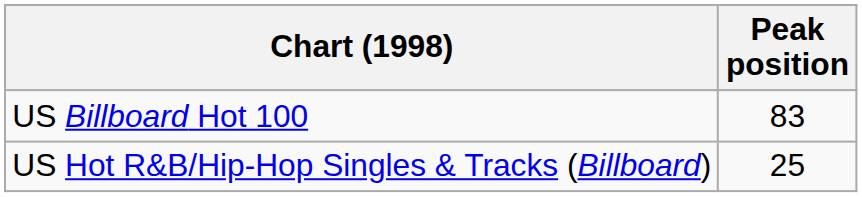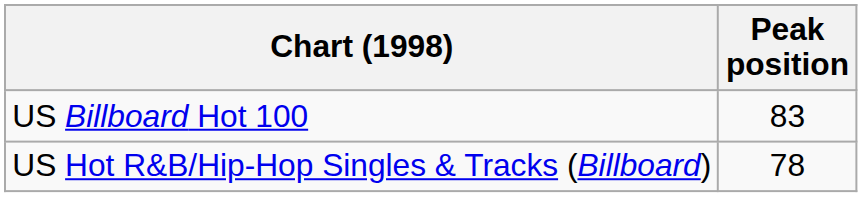(787, 165) 25 -> (787, 165) 78
